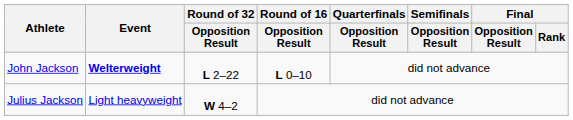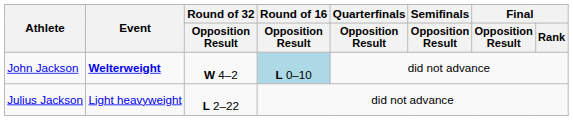(221, 75) L 2–22 -> (221, 75) W 4–2
(294, 75) no background -> (294, 75) lightblue background
(221, 106) W 4–2 -> (221, 106) L 2–22
